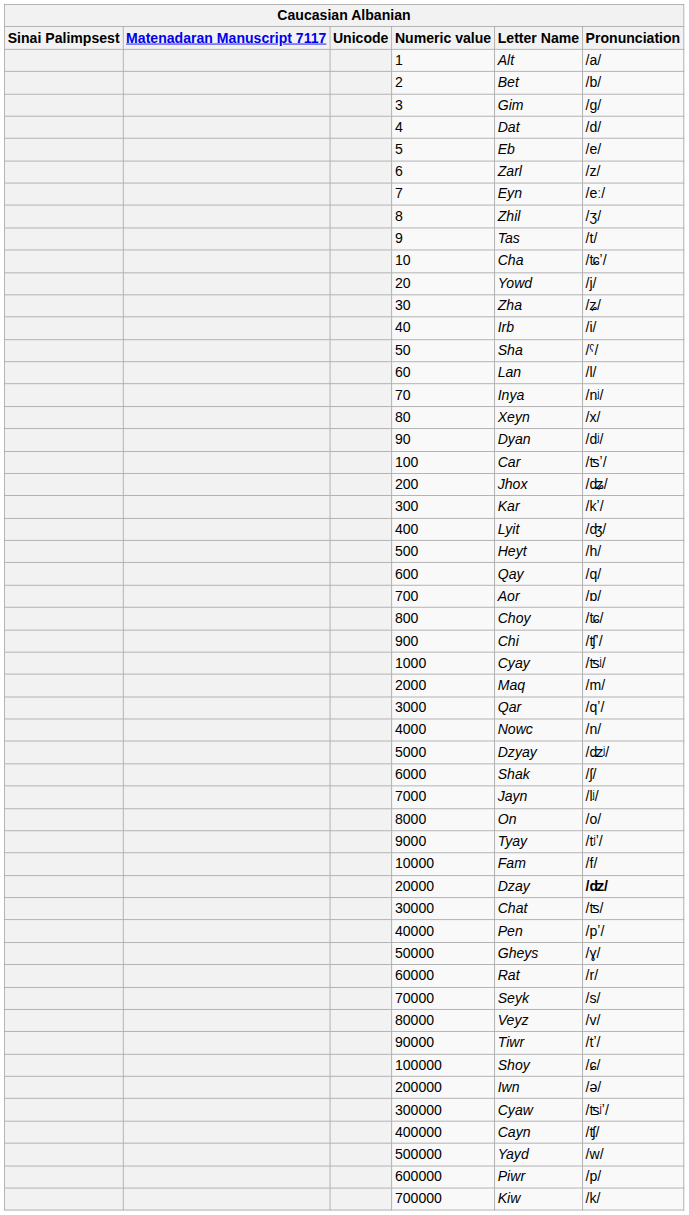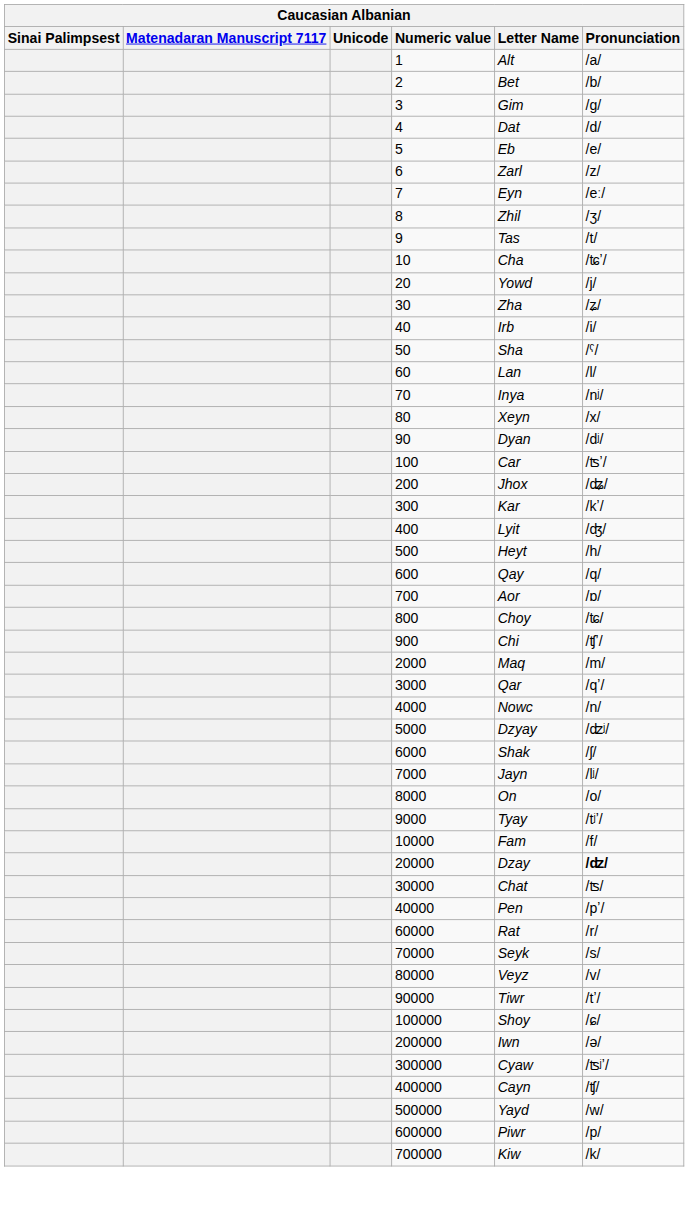- row: (411, 663)
- row: (415, 953)
